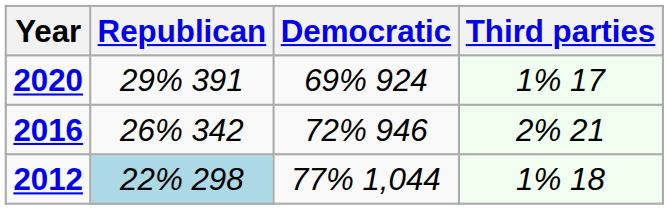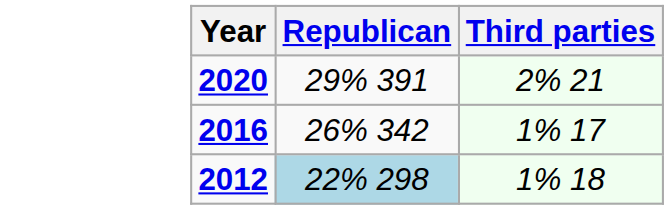- column: (366, 31)
(560, 81) 1% 17 -> (560, 81) 2% 21
(560, 130) 2% 21 -> (560, 130) 1% 17
